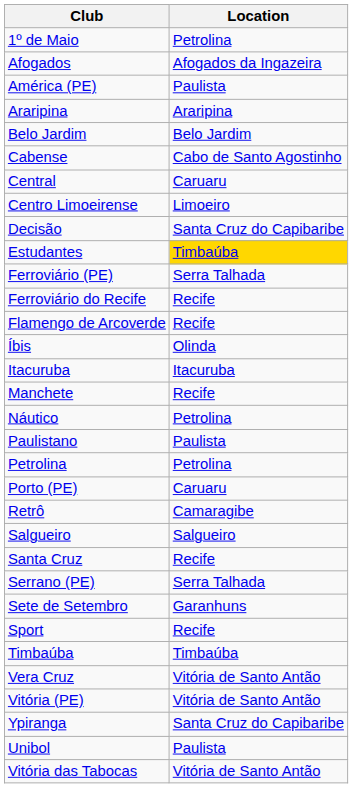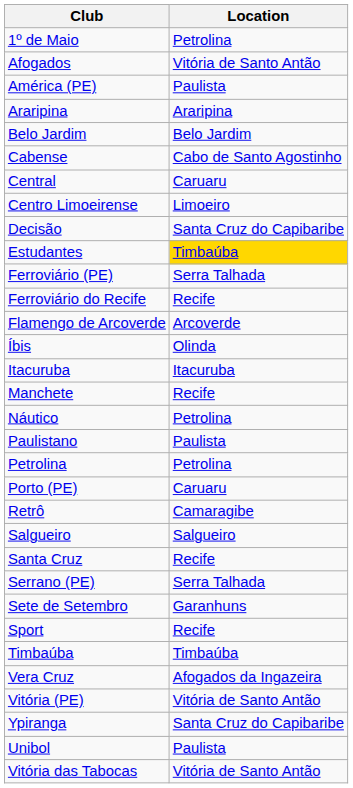(247, 63) Afogados da Ingazeira -> (247, 63) Vitória de Santo Antão
(194, 323) Recife -> (207, 323) Arcoverde
(247, 677) Vitória de Santo Antão -> (247, 677) Afogados da Ingazeira
